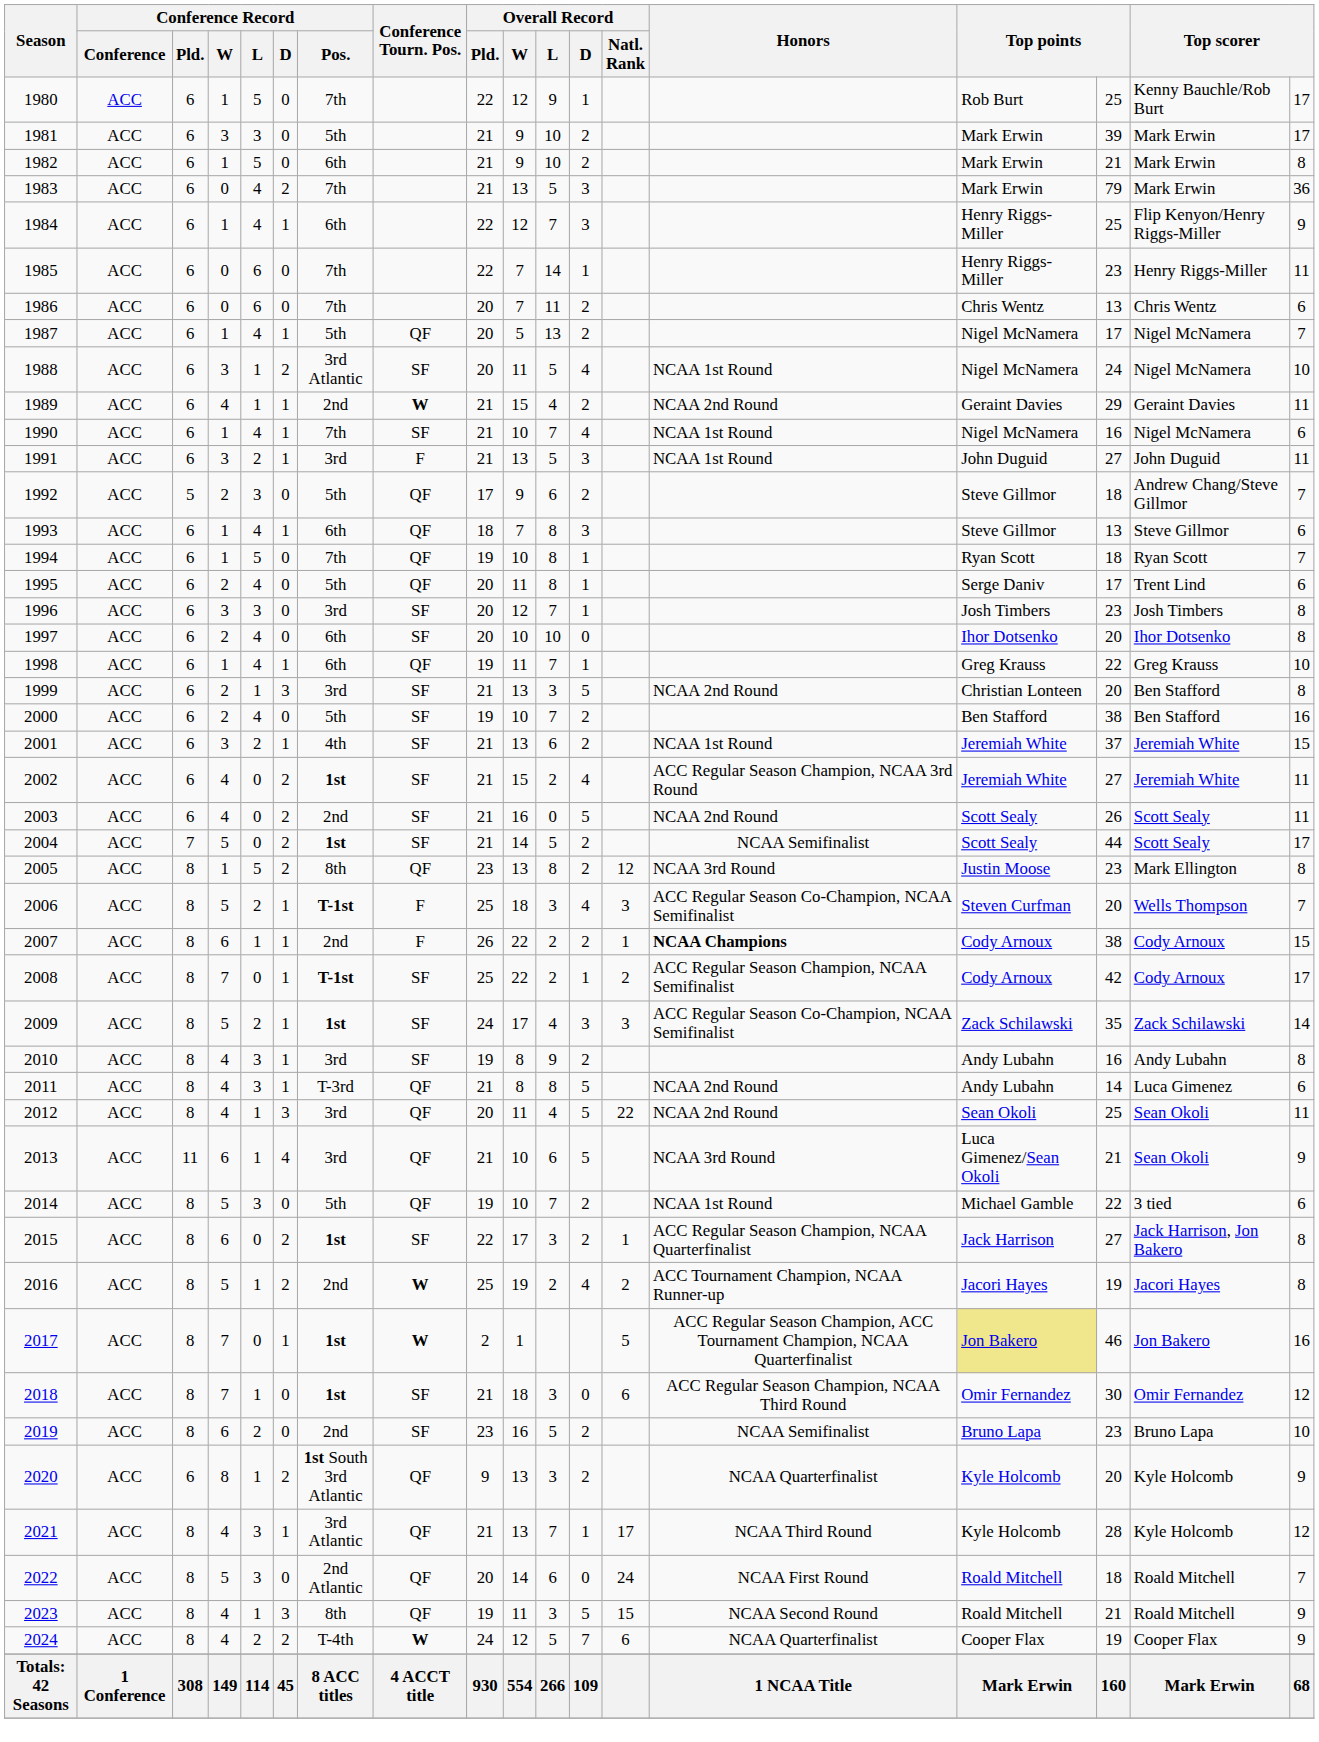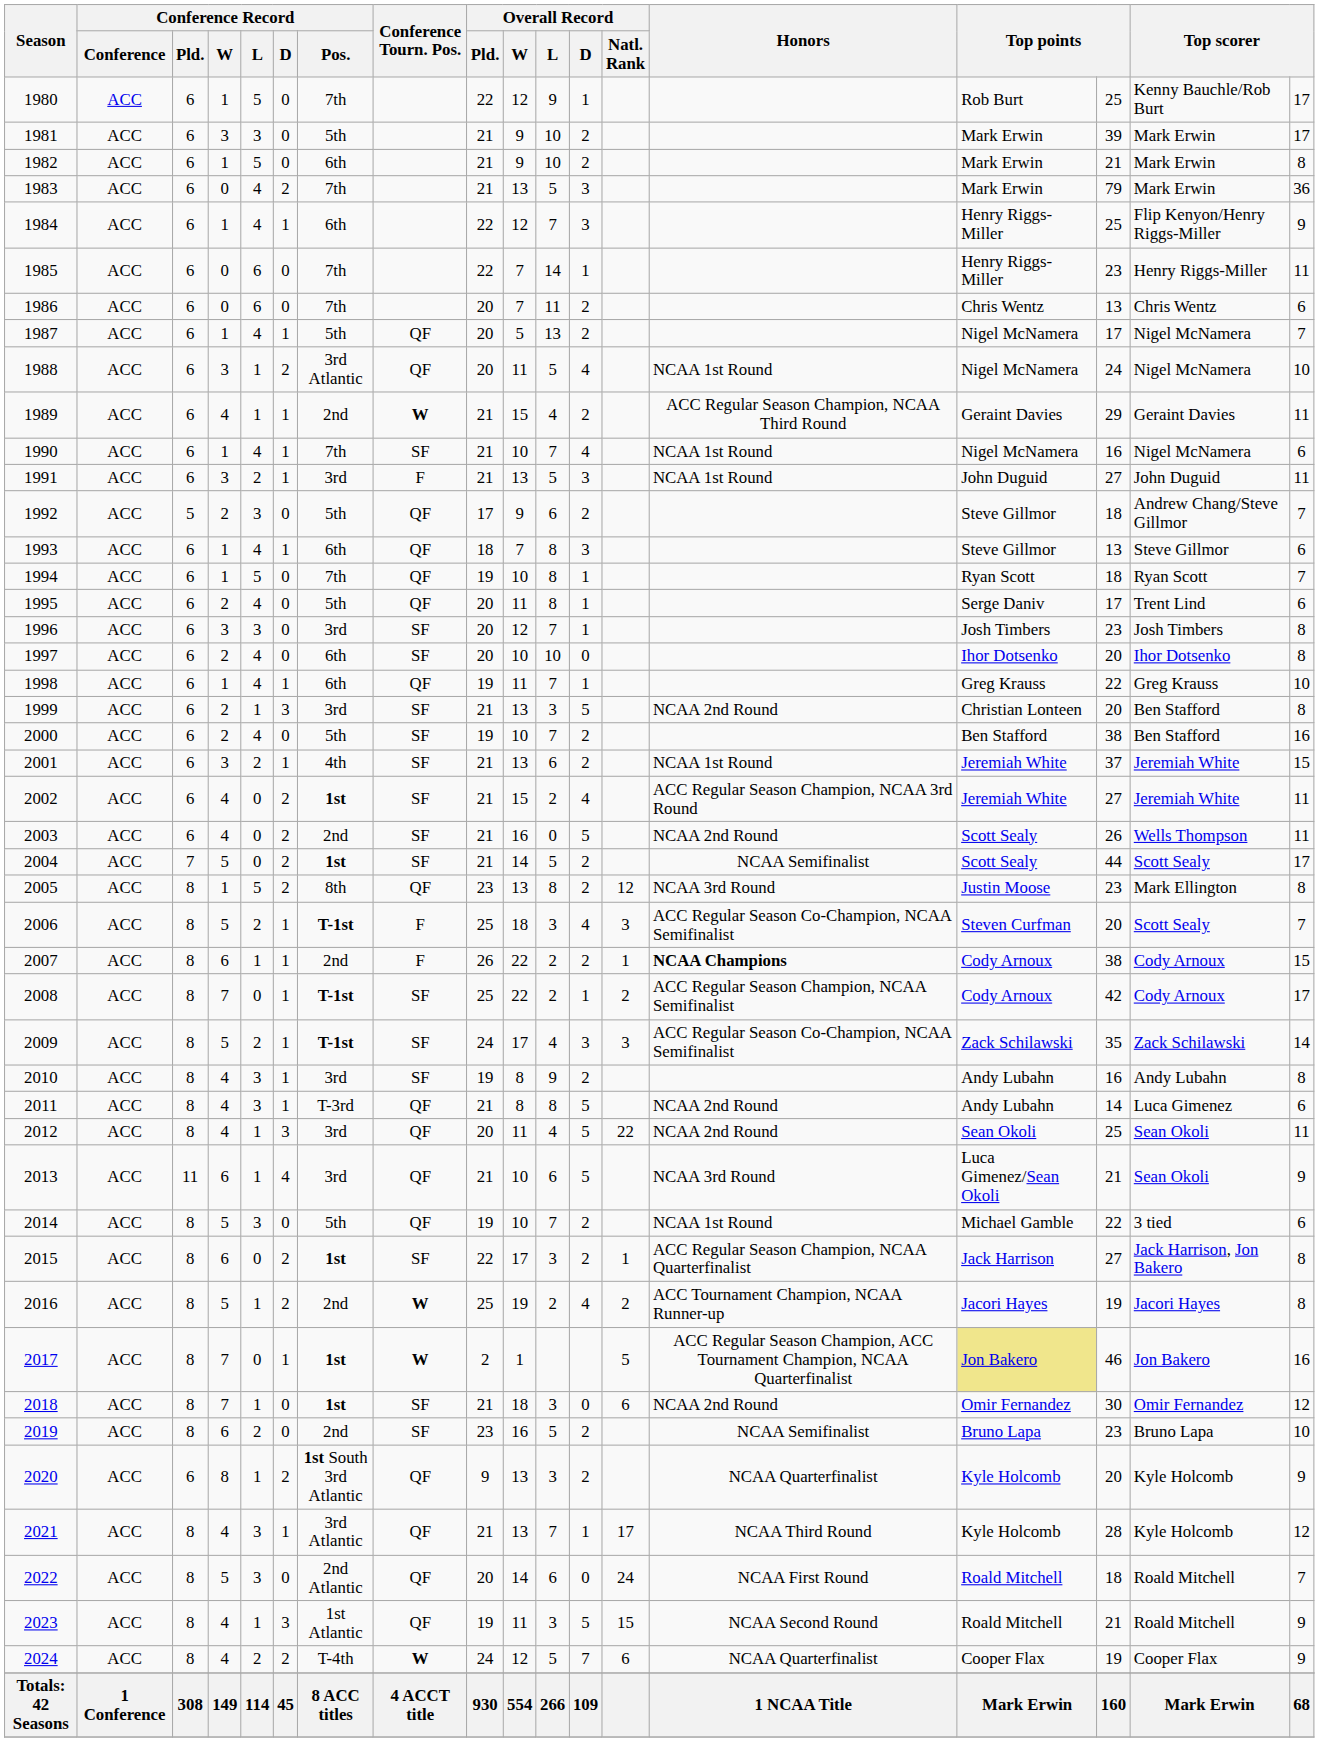(420, 369) SF -> (420, 369) QF
(715, 405) NCAA 2nd Round -> (803, 414) ACC Regular Season Champion, NCAA Third Round
(1172, 816) Scott Sealy -> (1191, 835) Wells Thompson
(1191, 905) Wells Thompson -> (1172, 924) Scott Sealy
(336, 1023) 1st -> (336, 1042) T-1st
(803, 1395) ACC Regular Season Champion, NCAA Third Round -> (715, 1404) NCAA 2nd Round
(336, 1613) 8th -> (336, 1623) 1st Atlantic
